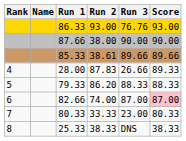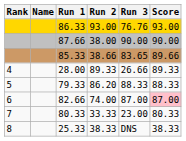(103, 56) 38.61 -> (103, 56) 38.66
(134, 56) 89.66 -> (134, 56) 83.65
(103, 70) 87.83 -> (103, 70) 89.33
